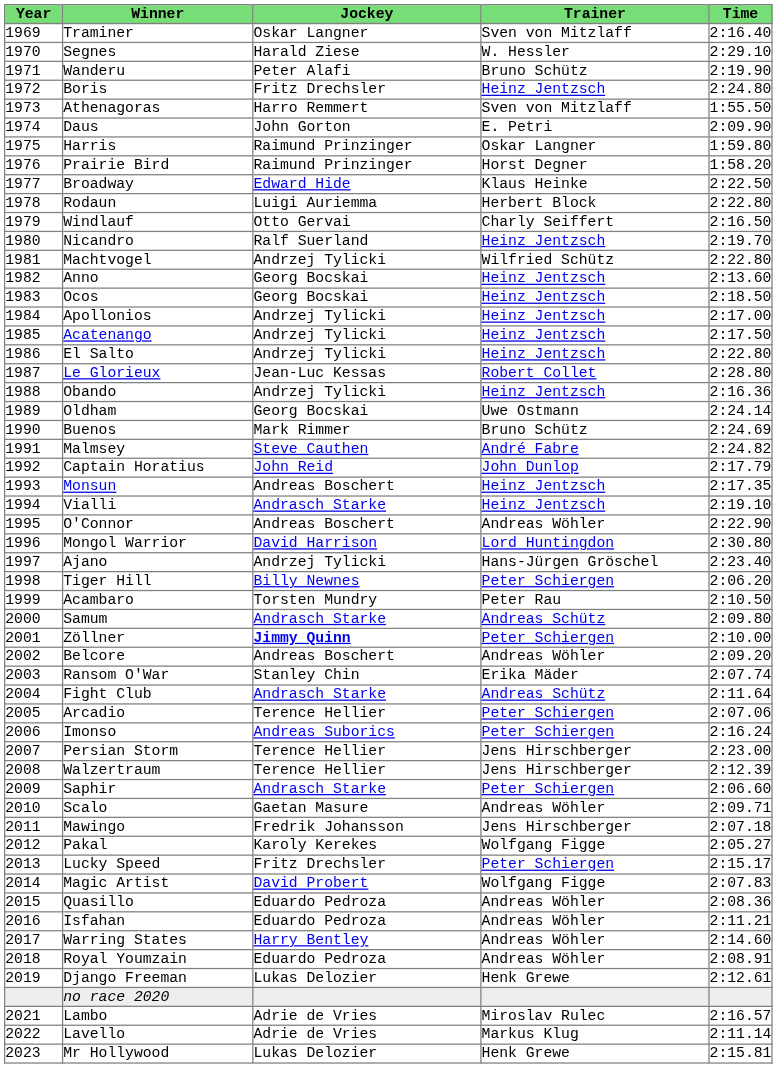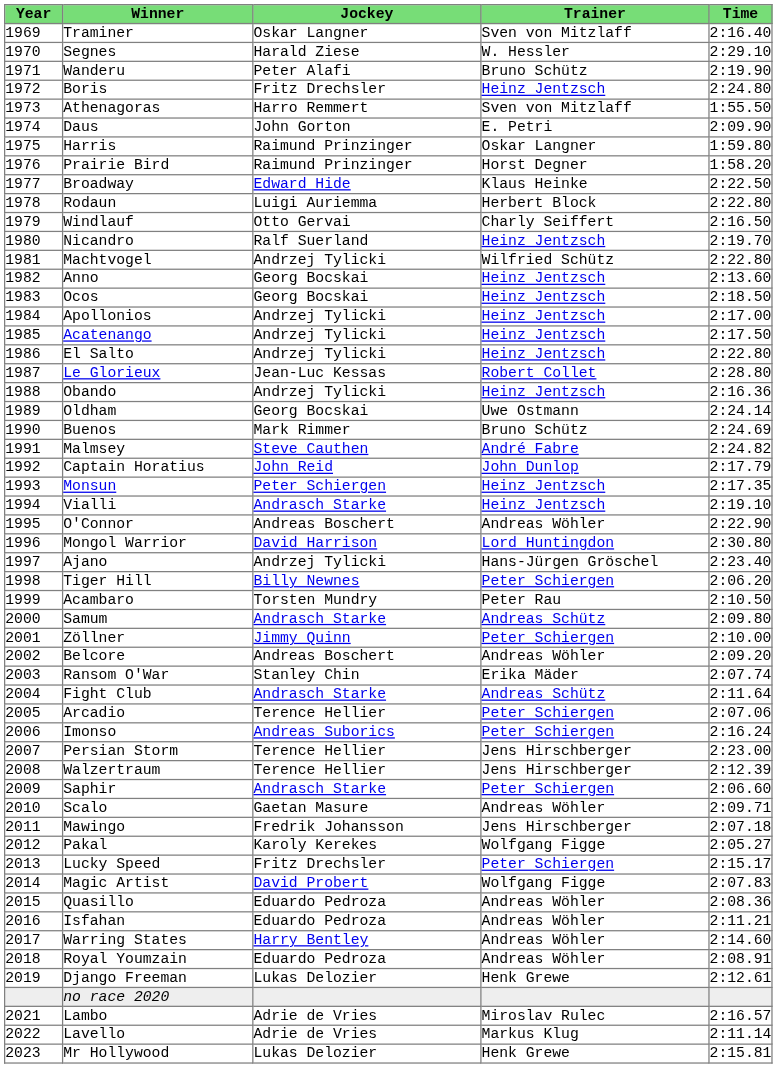(324, 487) Andreas Boschert -> (320, 487) Peter Schiergen
(302, 638) bold -> (302, 638) normal
